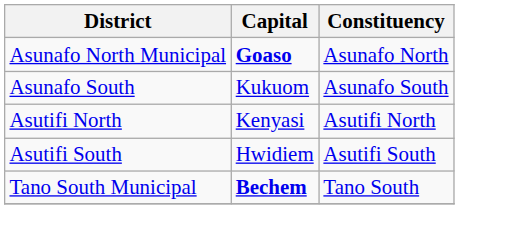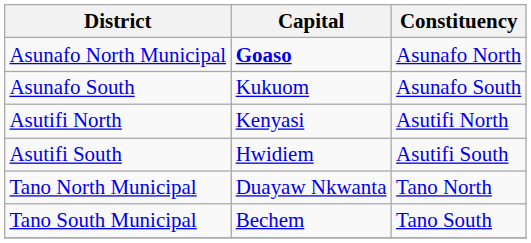+ row: (103, 187)
(271, 187) bold -> (270, 220) normal
